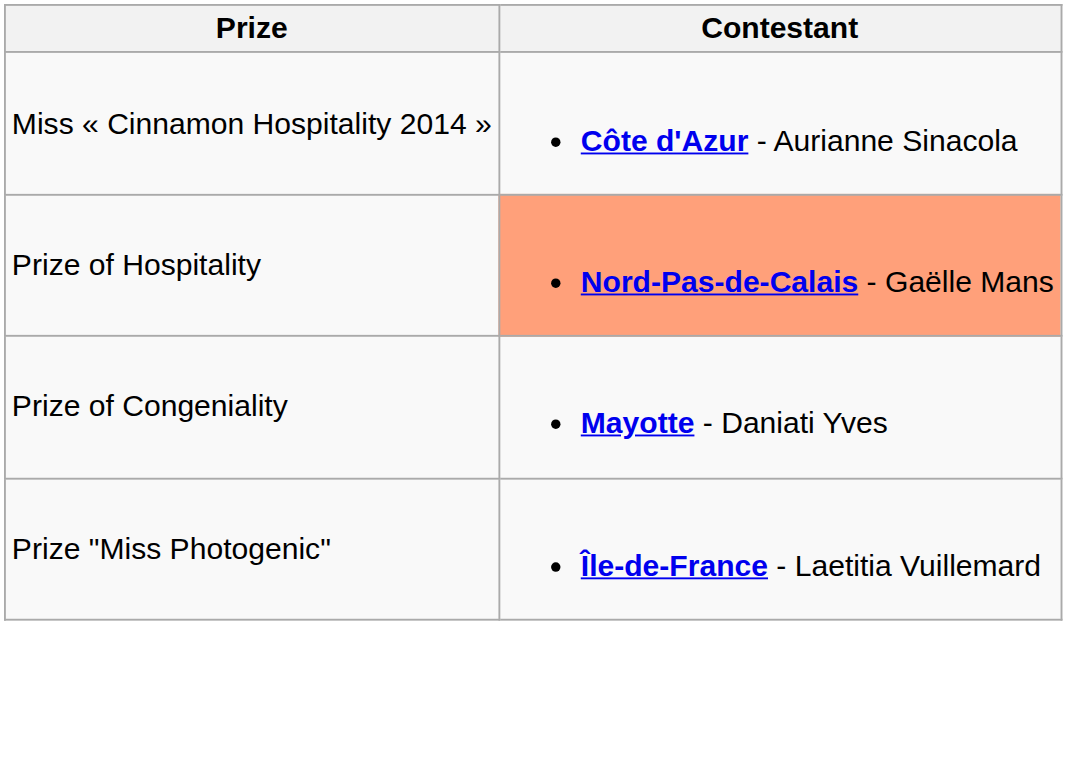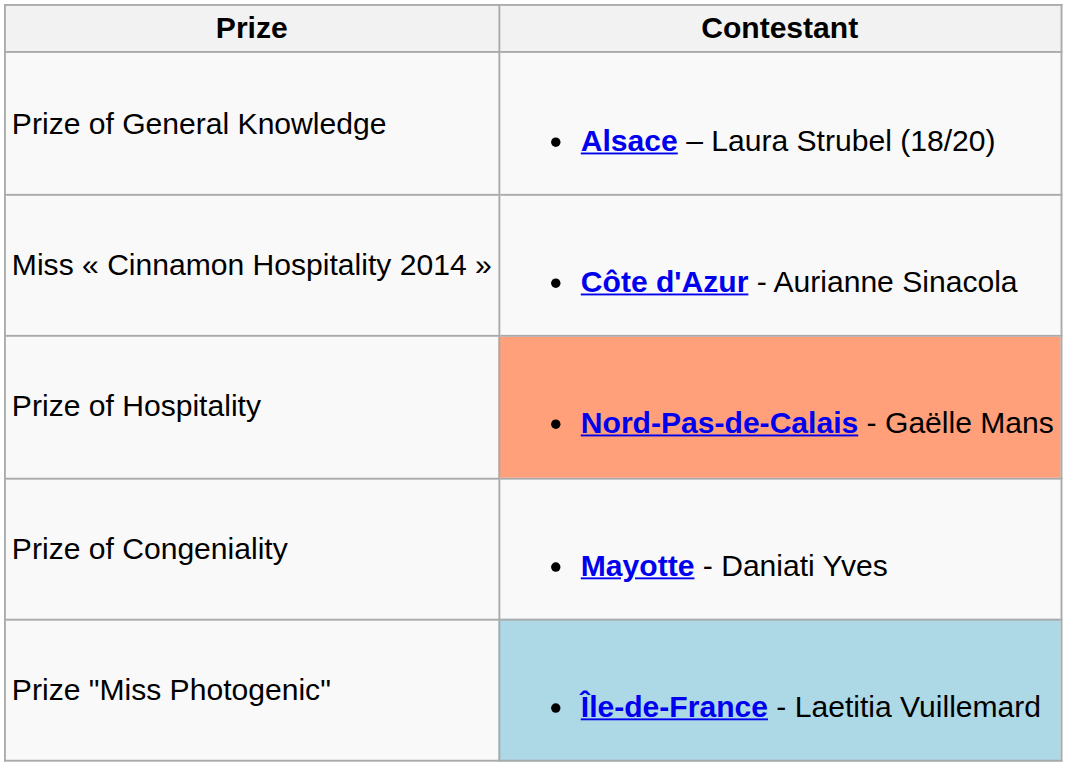+ row: (199, 123)
(780, 566) no background -> (780, 707) lightblue background
